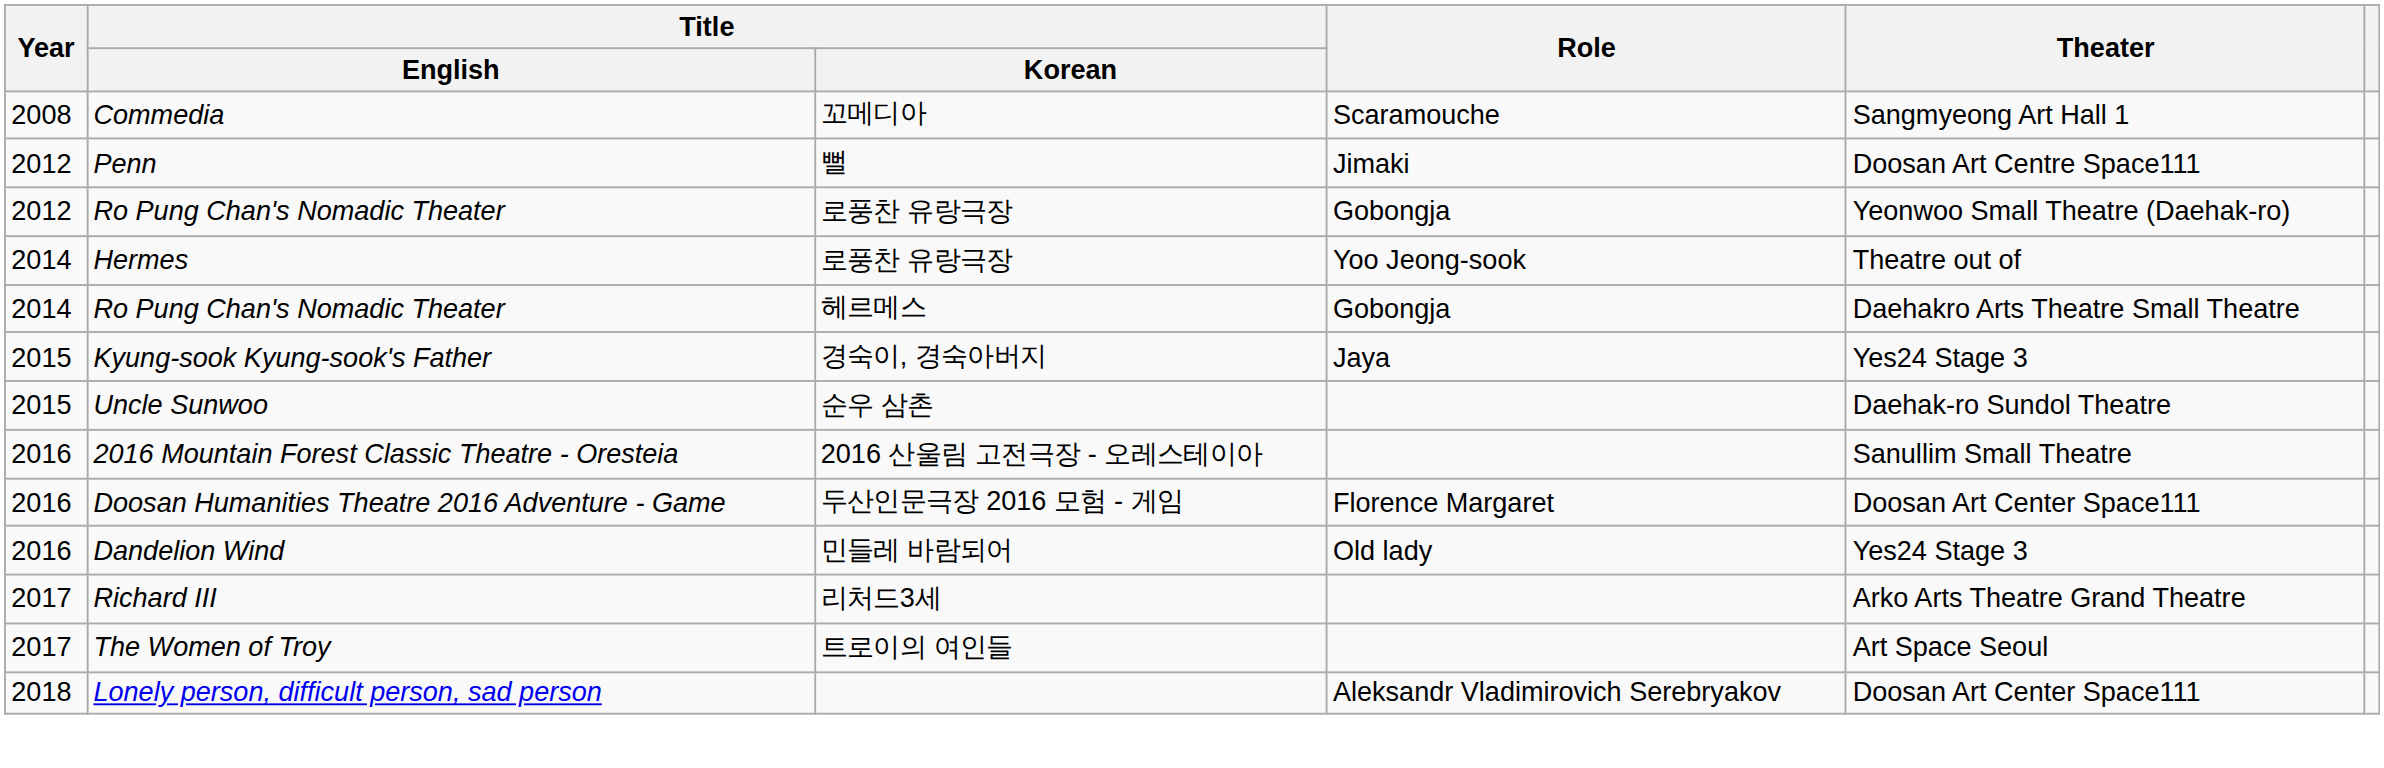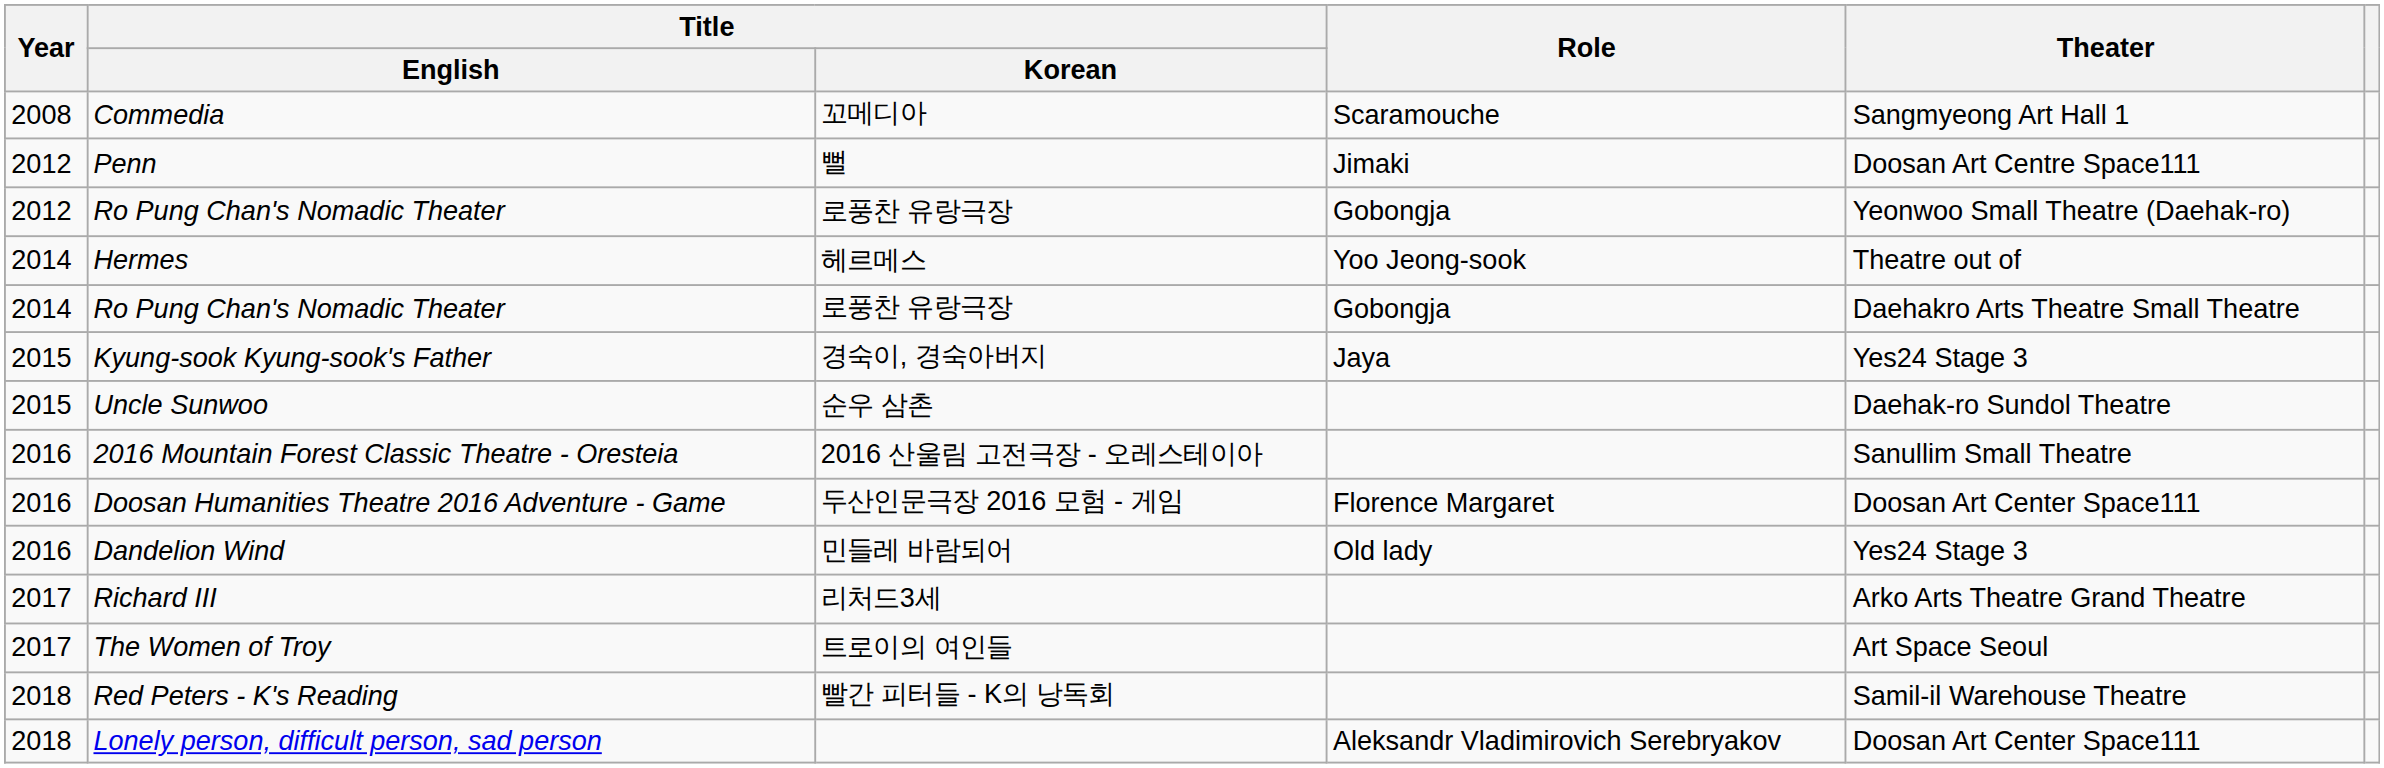(917, 259) 로풍찬 유랑극장 -> (873, 259) 헤르메스
(873, 307) 헤르메스 -> (917, 307) 로풍찬 유랑극장
+ row: (41, 696)
